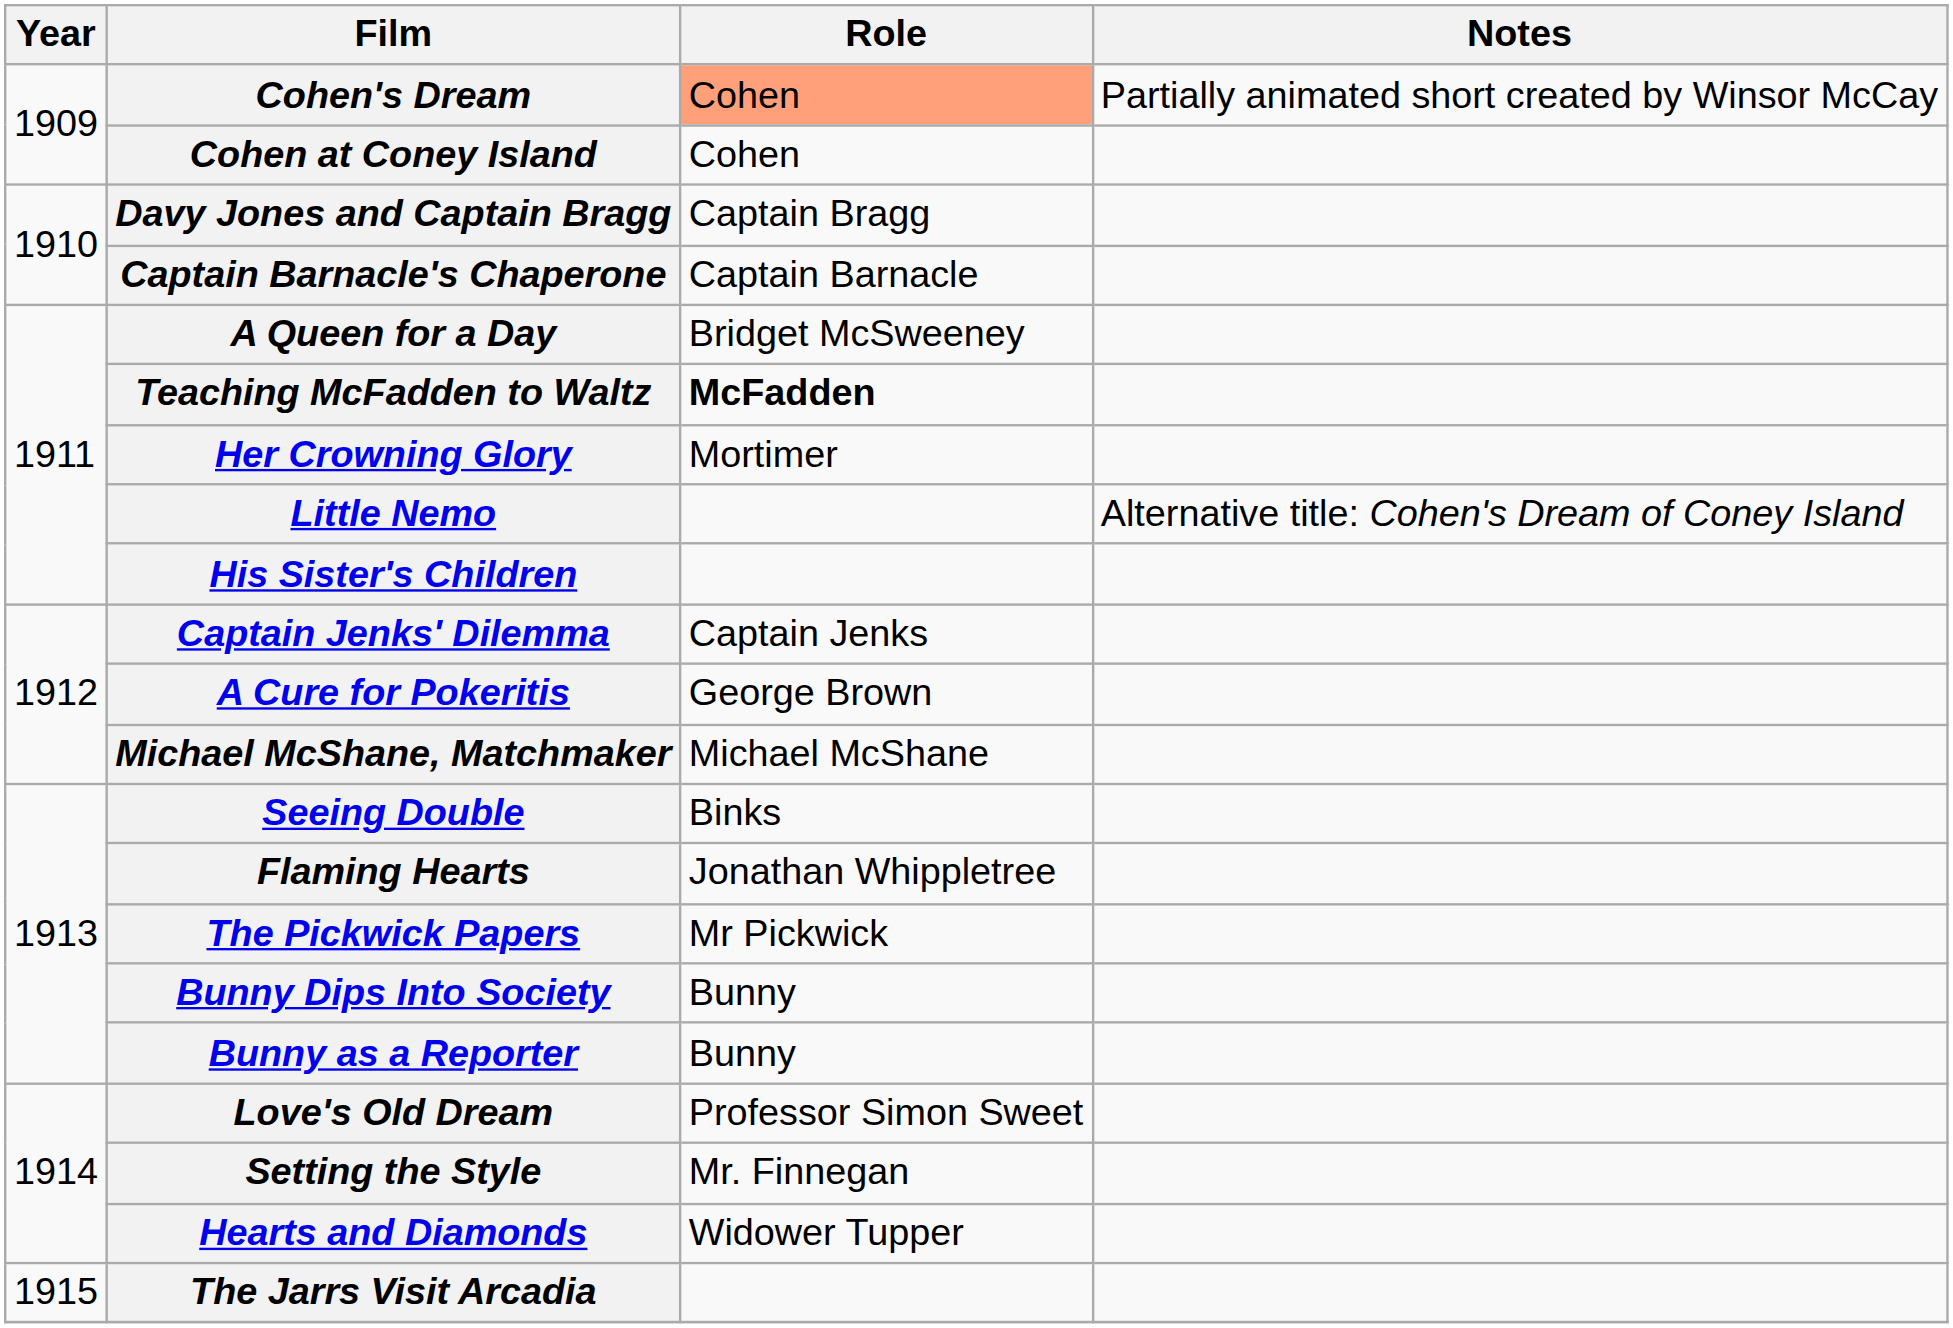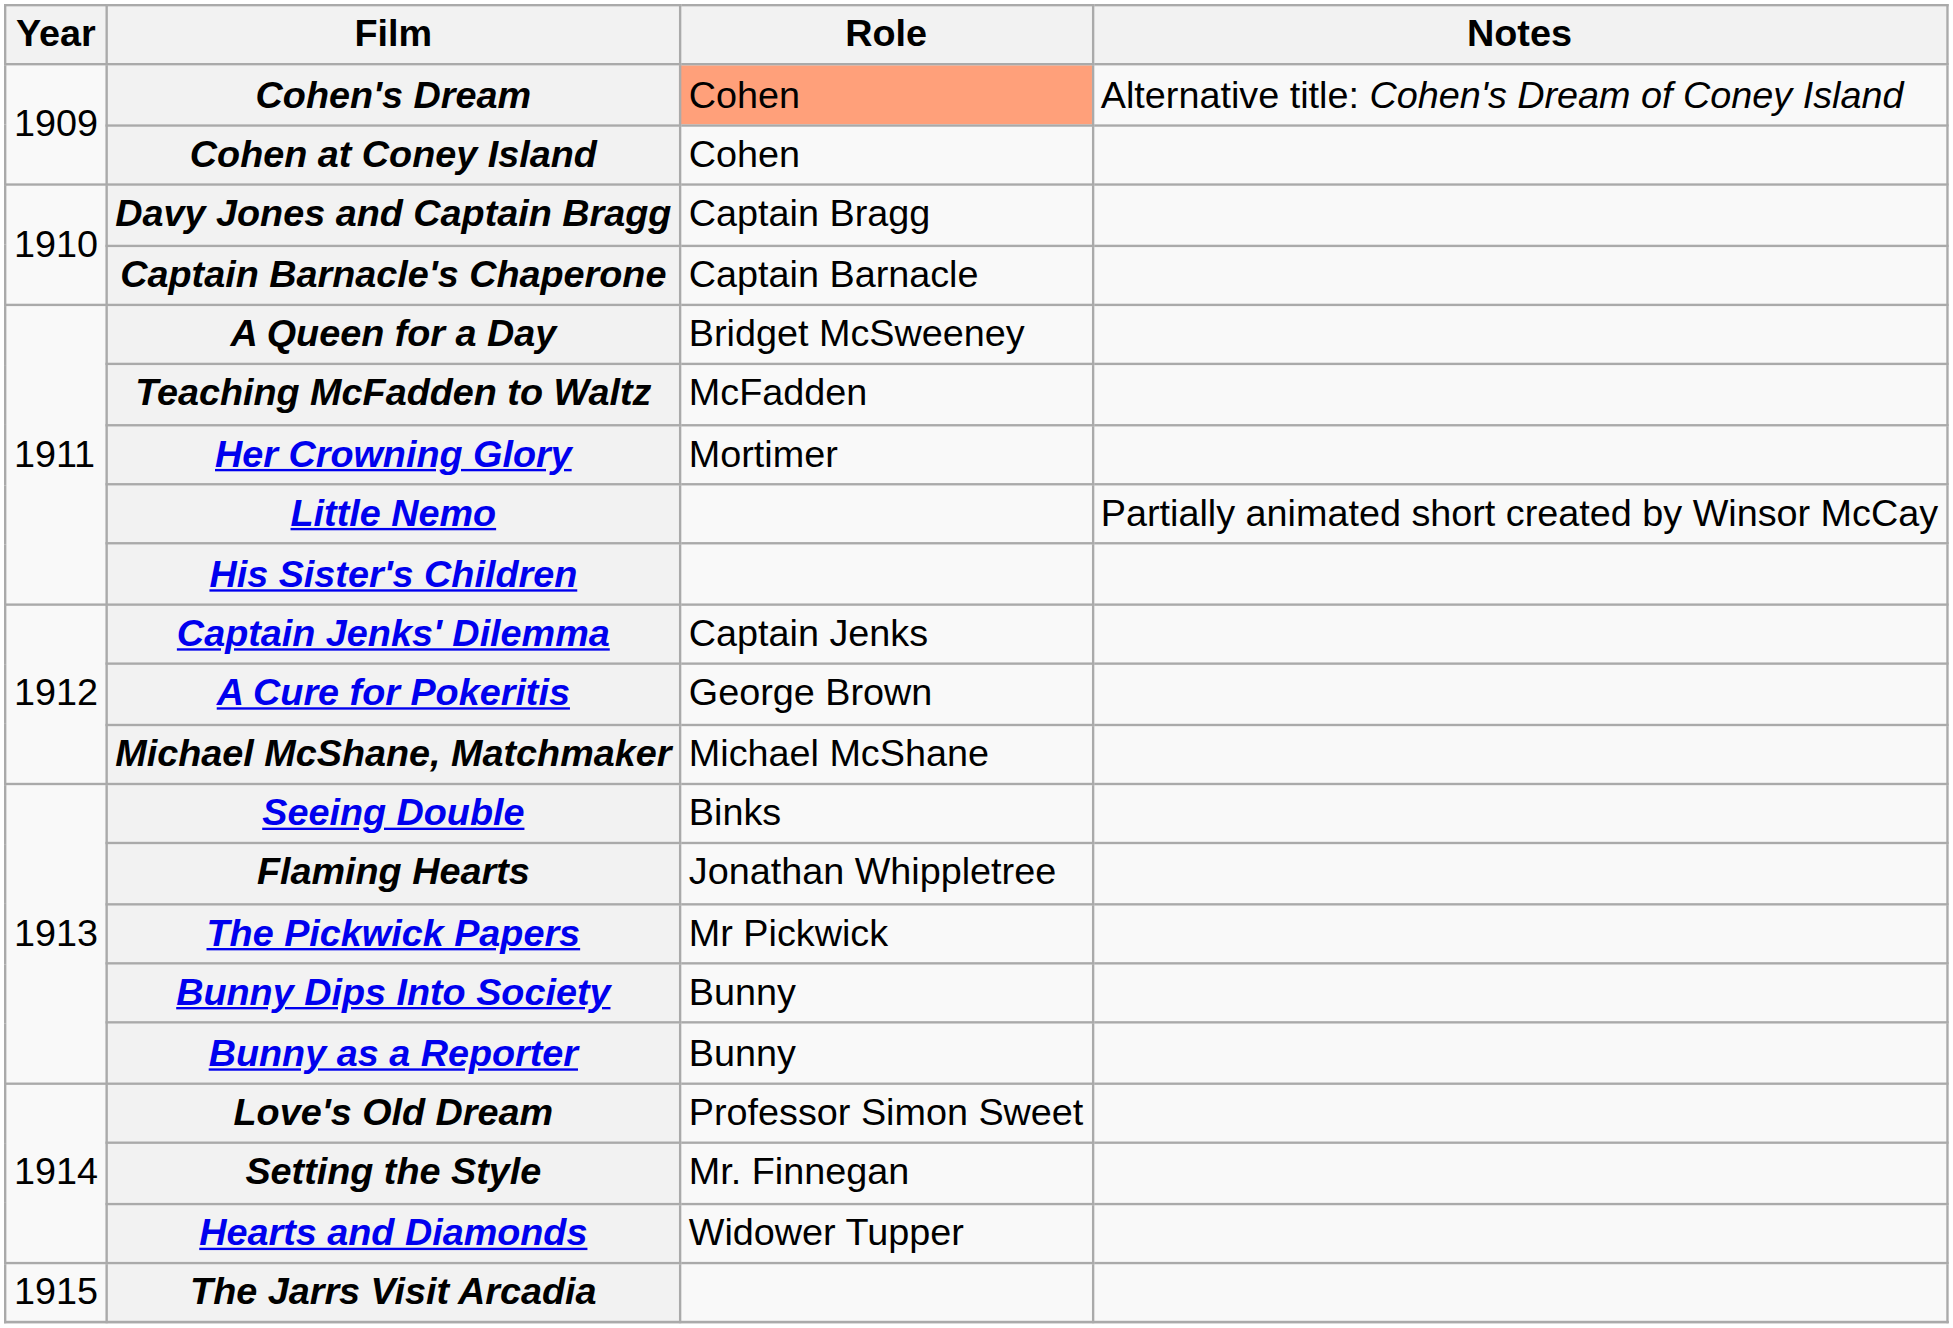(1519, 94) Partially animated short created by Winsor McCay -> (1502, 94) Alternative title: Cohen's Dream of Coney Island
(782, 393) bold -> (778, 393) normal
(1502, 513) Alternative title: Cohen's Dream of Coney Island -> (1519, 513) Partially animated short created by Winsor McCay
